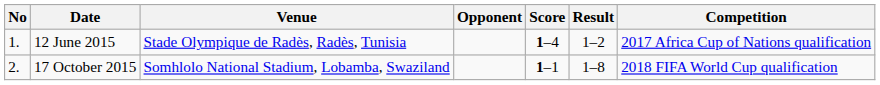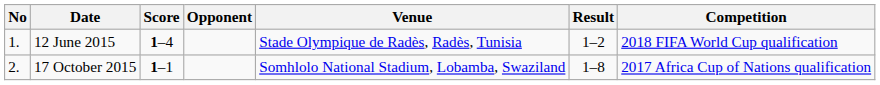columns swapped: (297, 16) <-> (547, 16)
(746, 41) 2017 Africa Cup of Nations qualification -> (729, 41) 2018 FIFA World Cup qualification
(729, 66) 2018 FIFA World Cup qualification -> (746, 66) 2017 Africa Cup of Nations qualification
